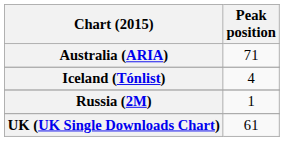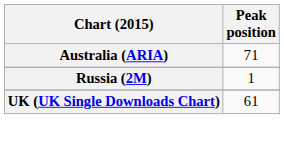- row: (114, 78)
